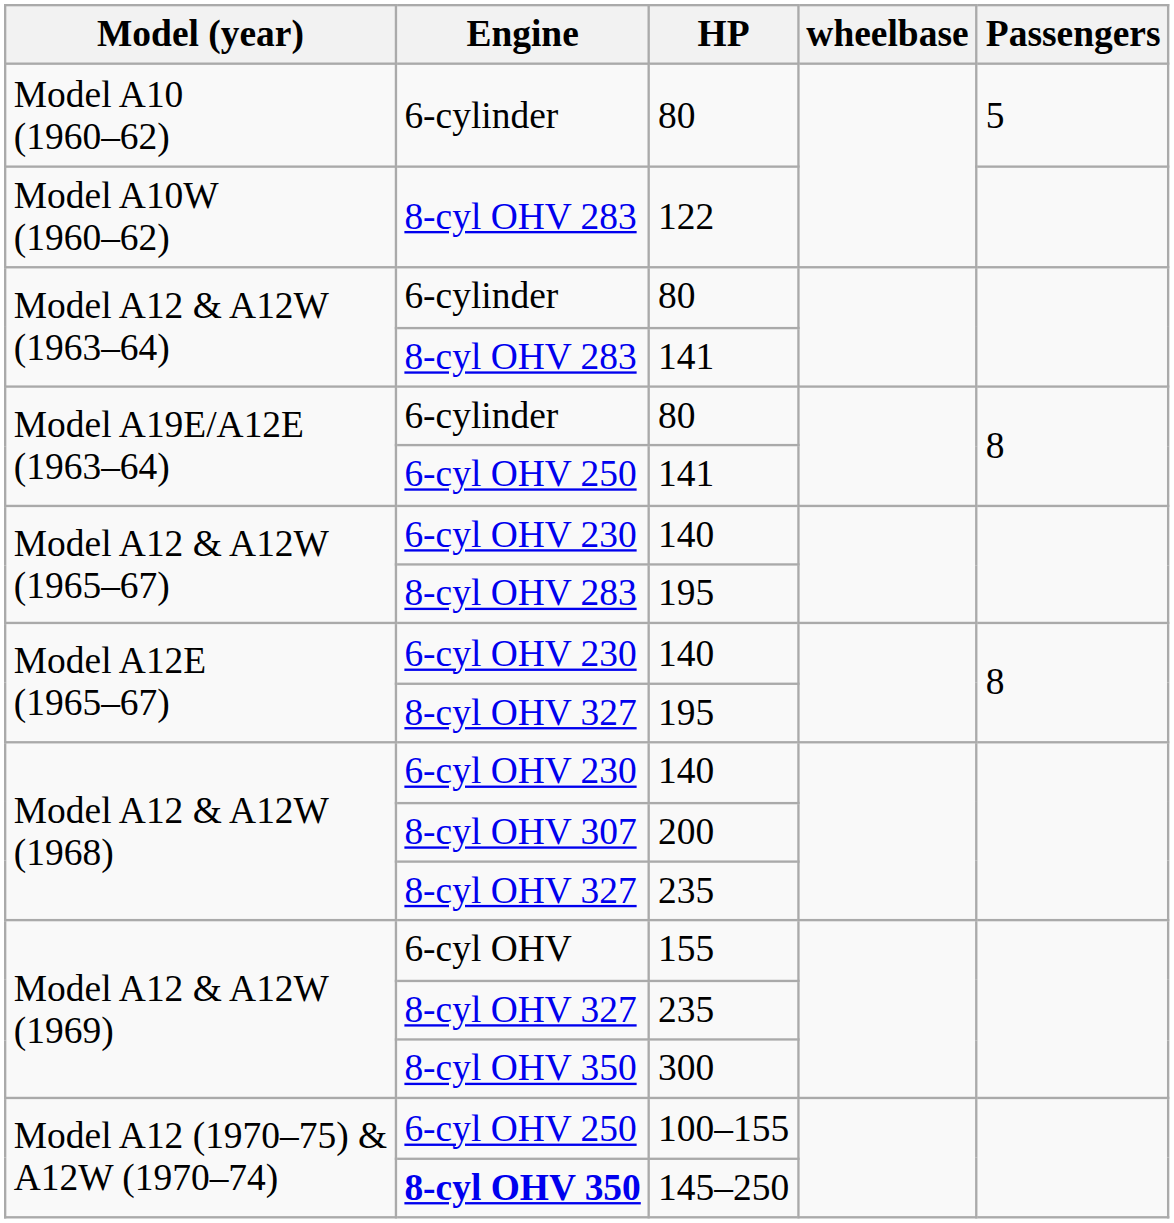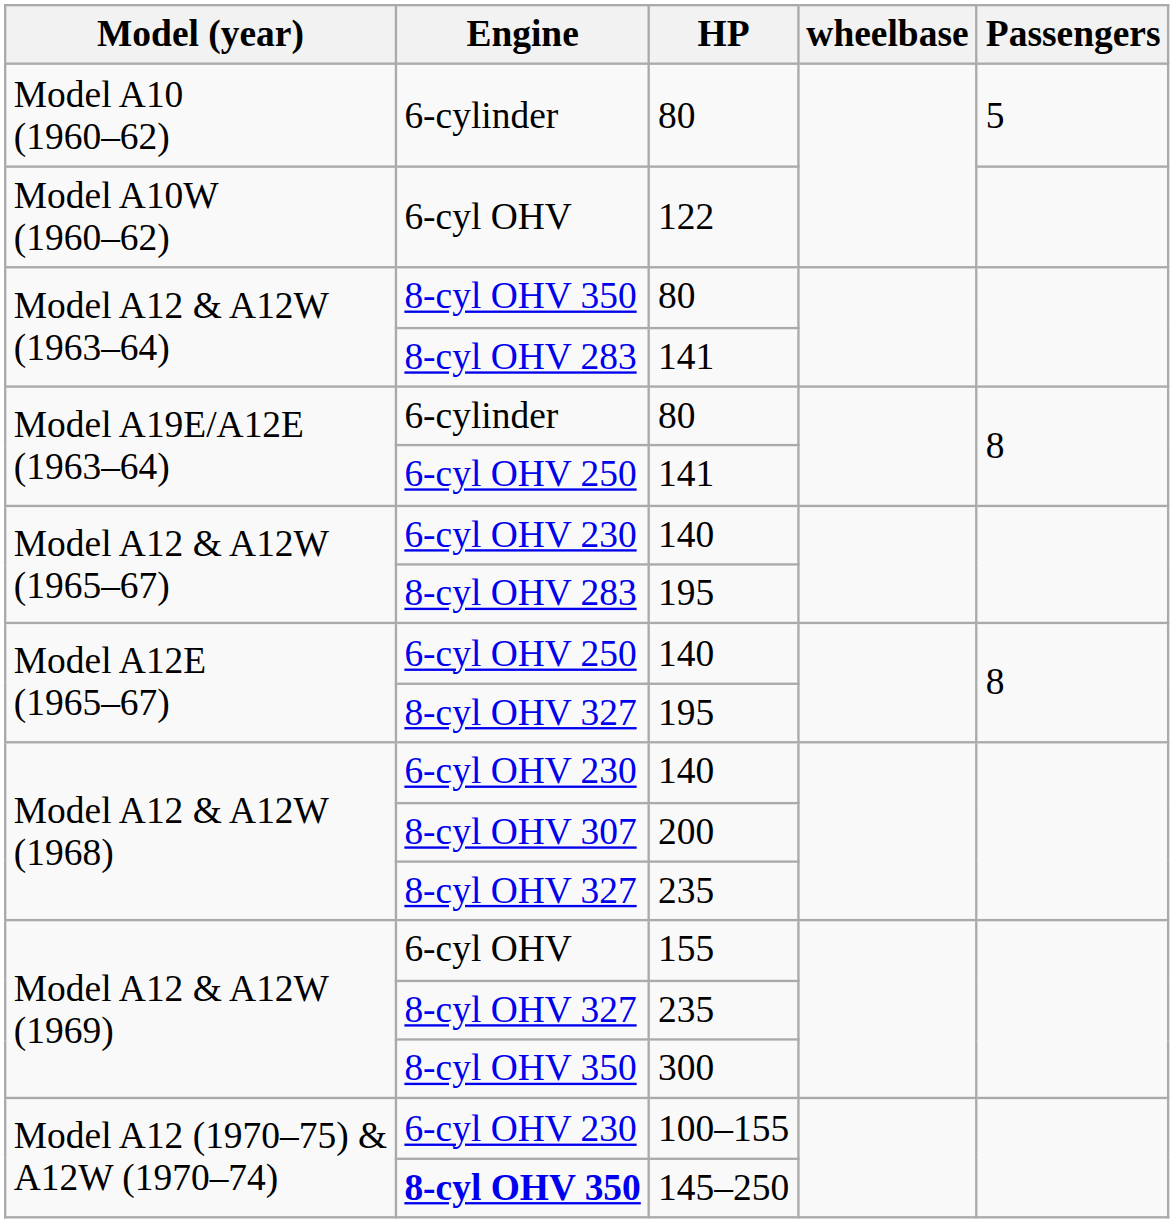(521, 216) 8-cyl OHV 283 -> (488, 216) 6-cyl OHV
(481, 296) 6-cylinder -> (521, 296) 8-cyl OHV 350
(521, 652) 6-cyl OHV 230 -> (521, 652) 6-cyl OHV 250
(521, 1127) 6-cyl OHV 250 -> (521, 1127) 6-cyl OHV 230
